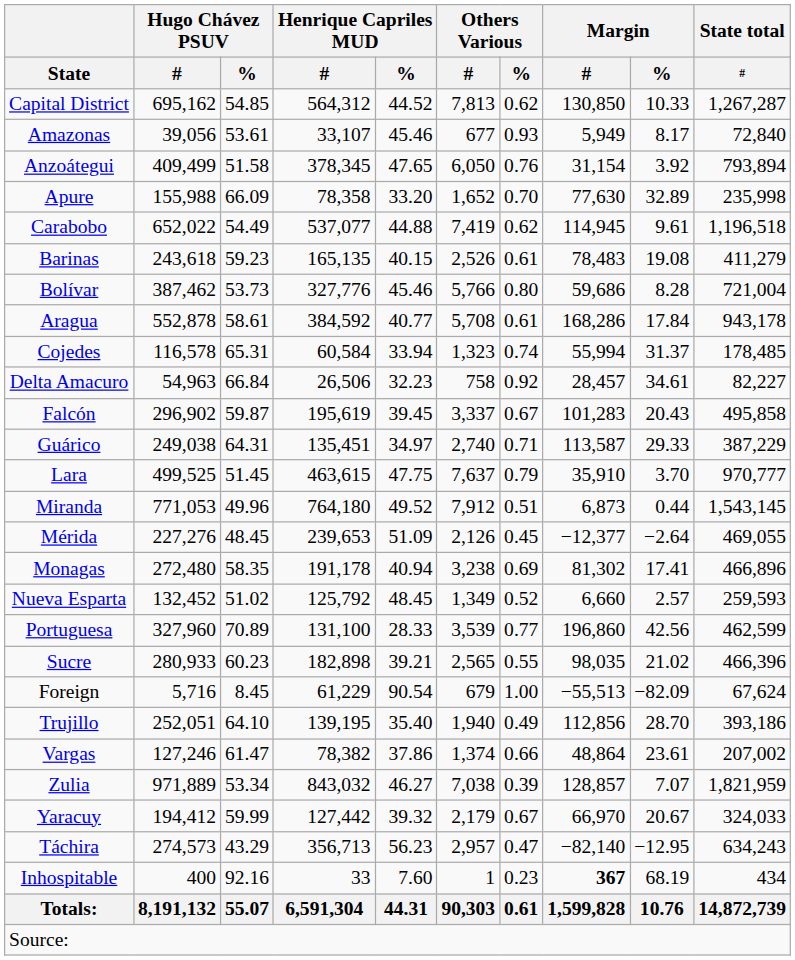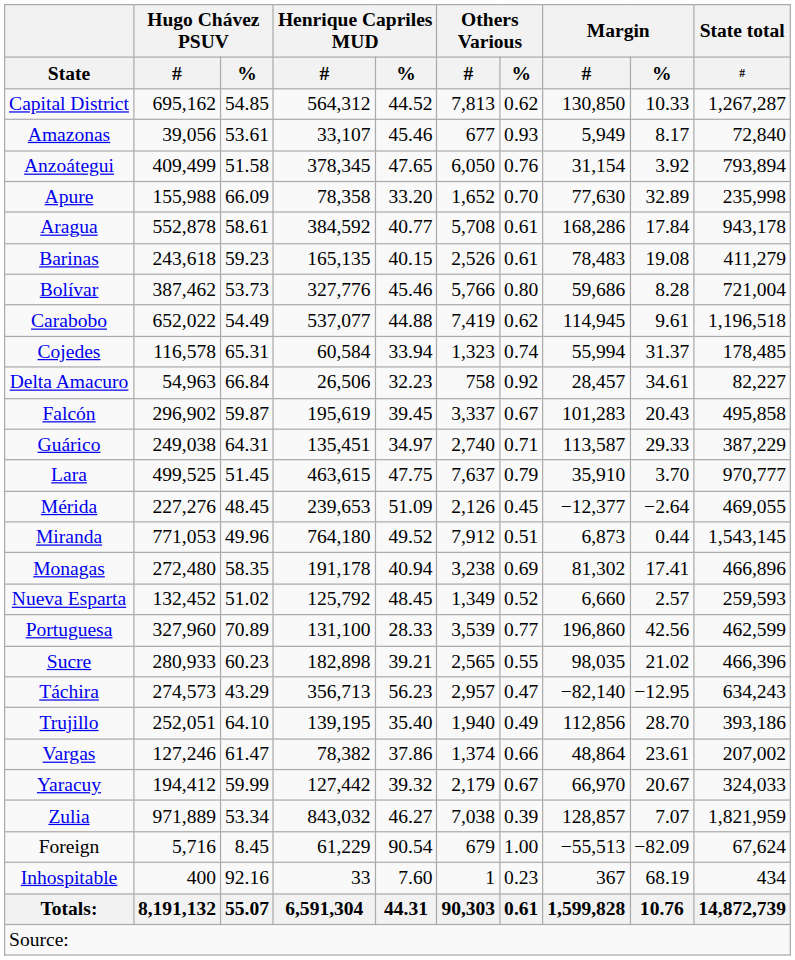rows swapped: (69, 320) <-> (69, 227)
rows swapped: (69, 537) <-> (69, 506)
rows swapped: (69, 846) <-> (69, 692)
rows swapped: (69, 815) <-> (69, 784)
(611, 877) bold -> (611, 877) normal
